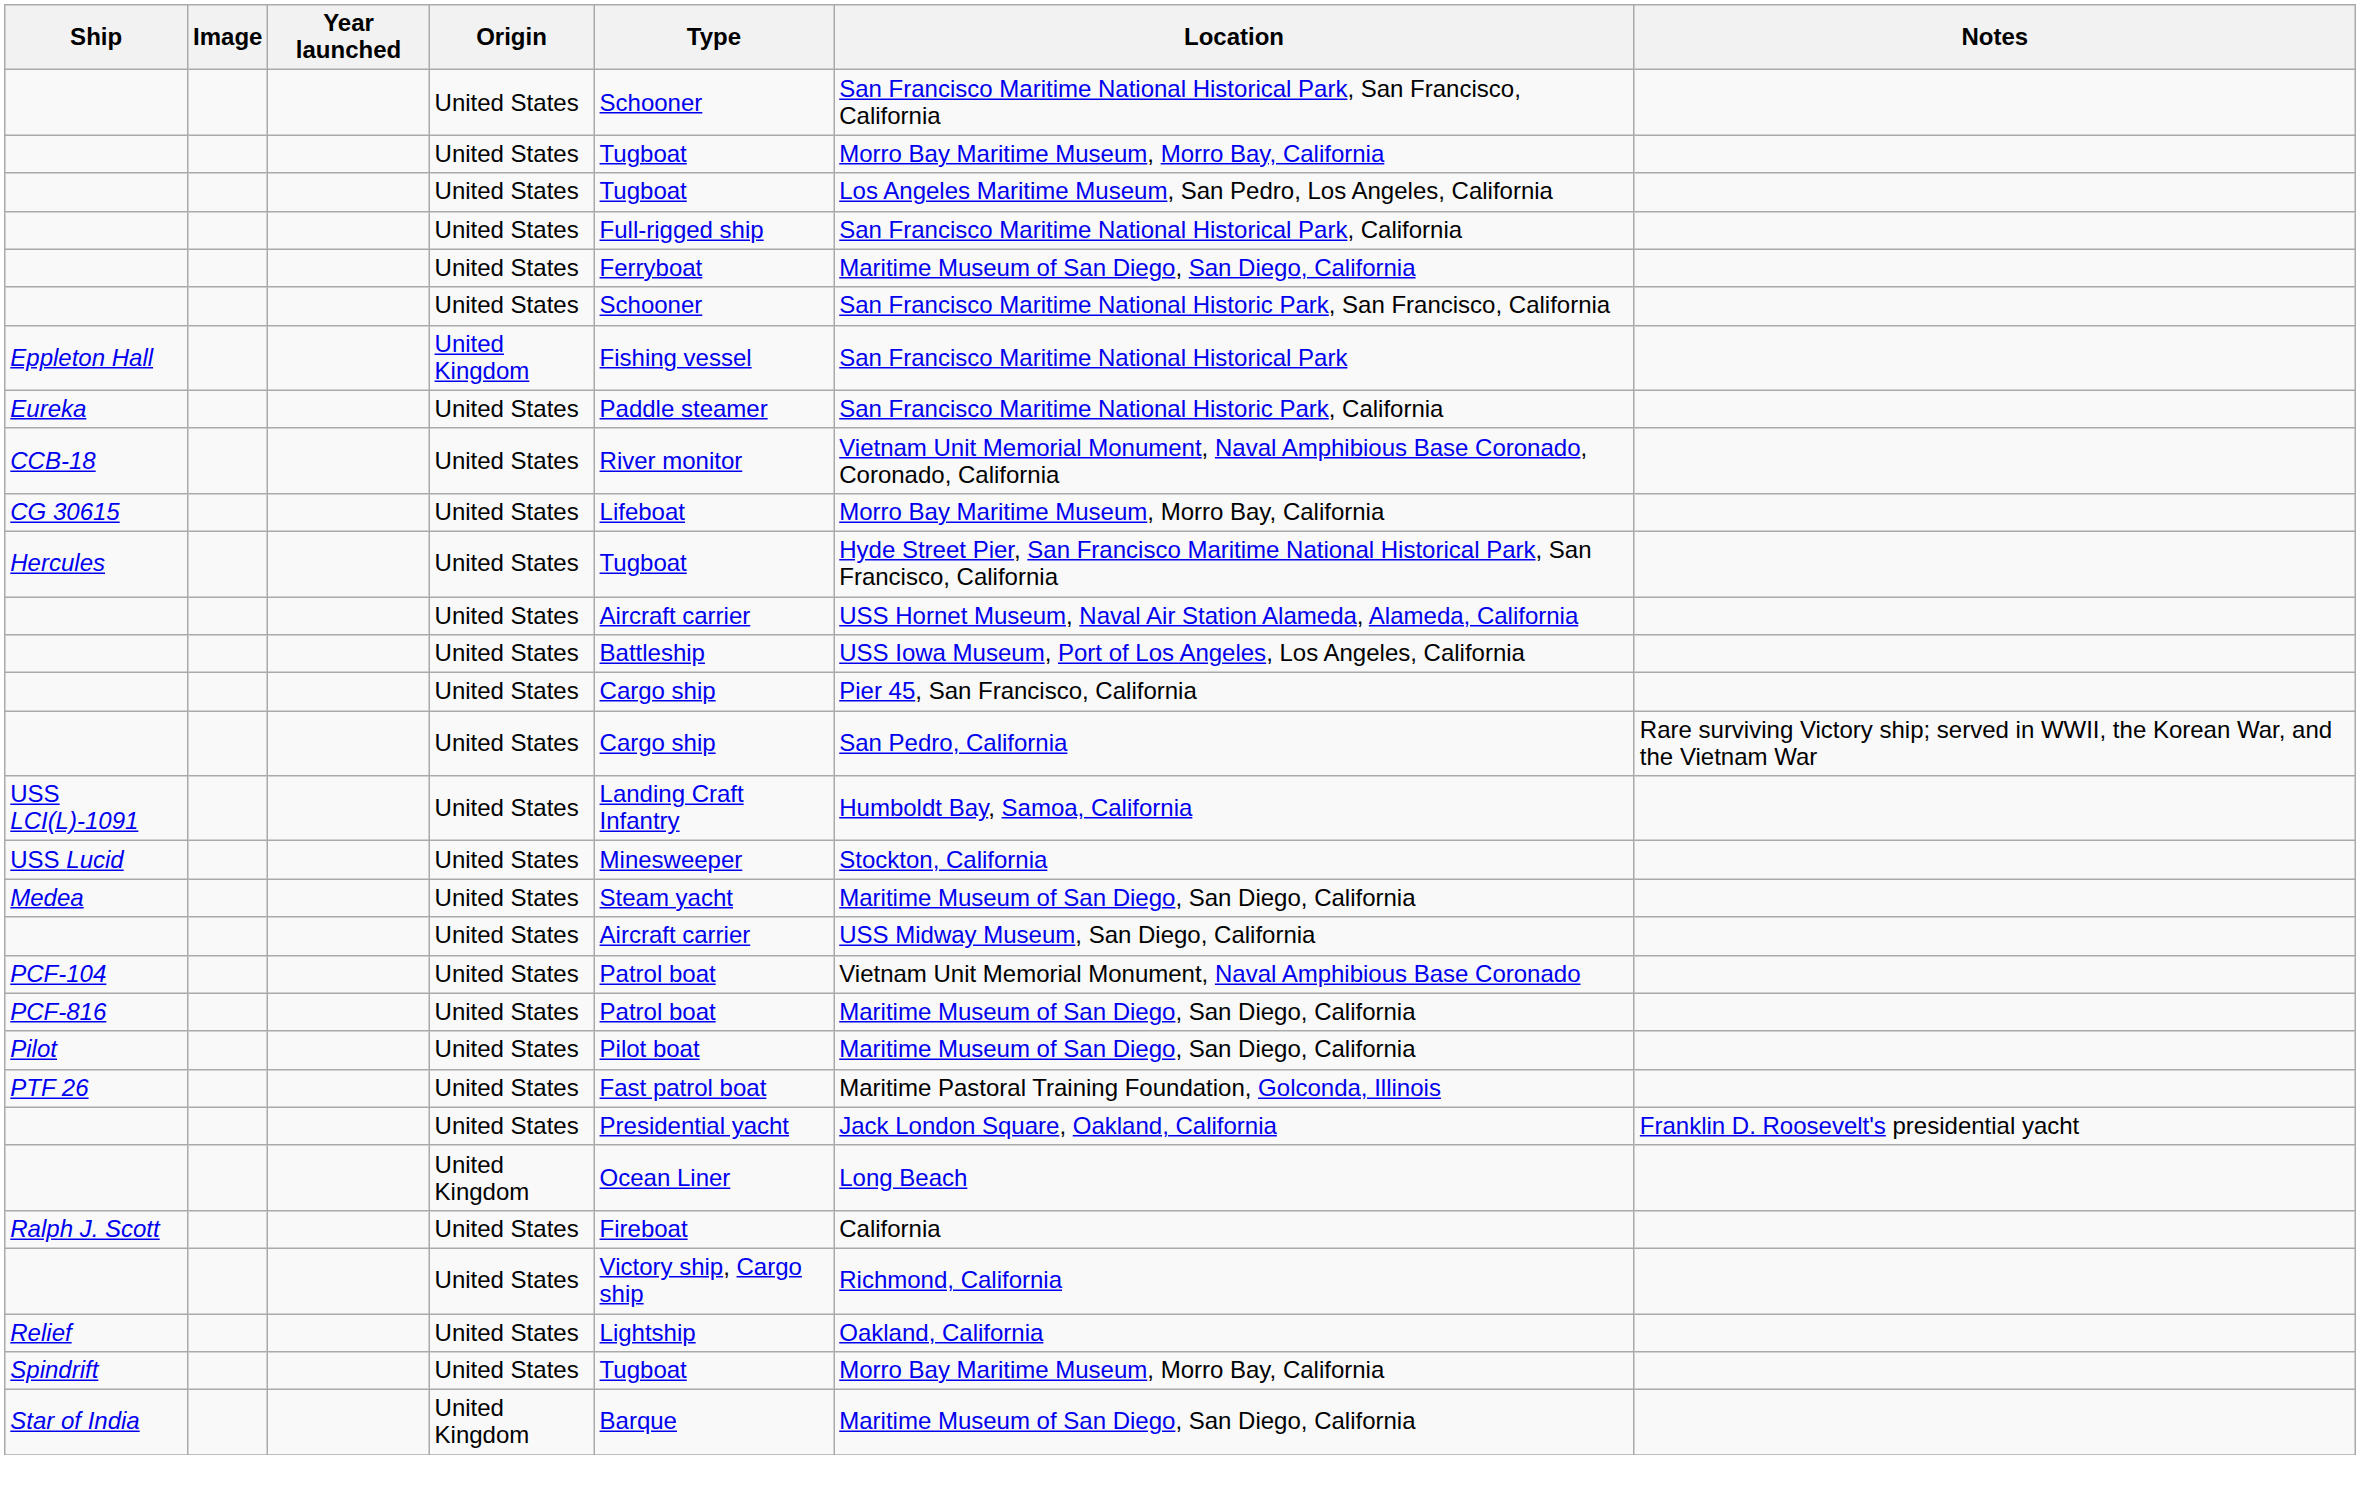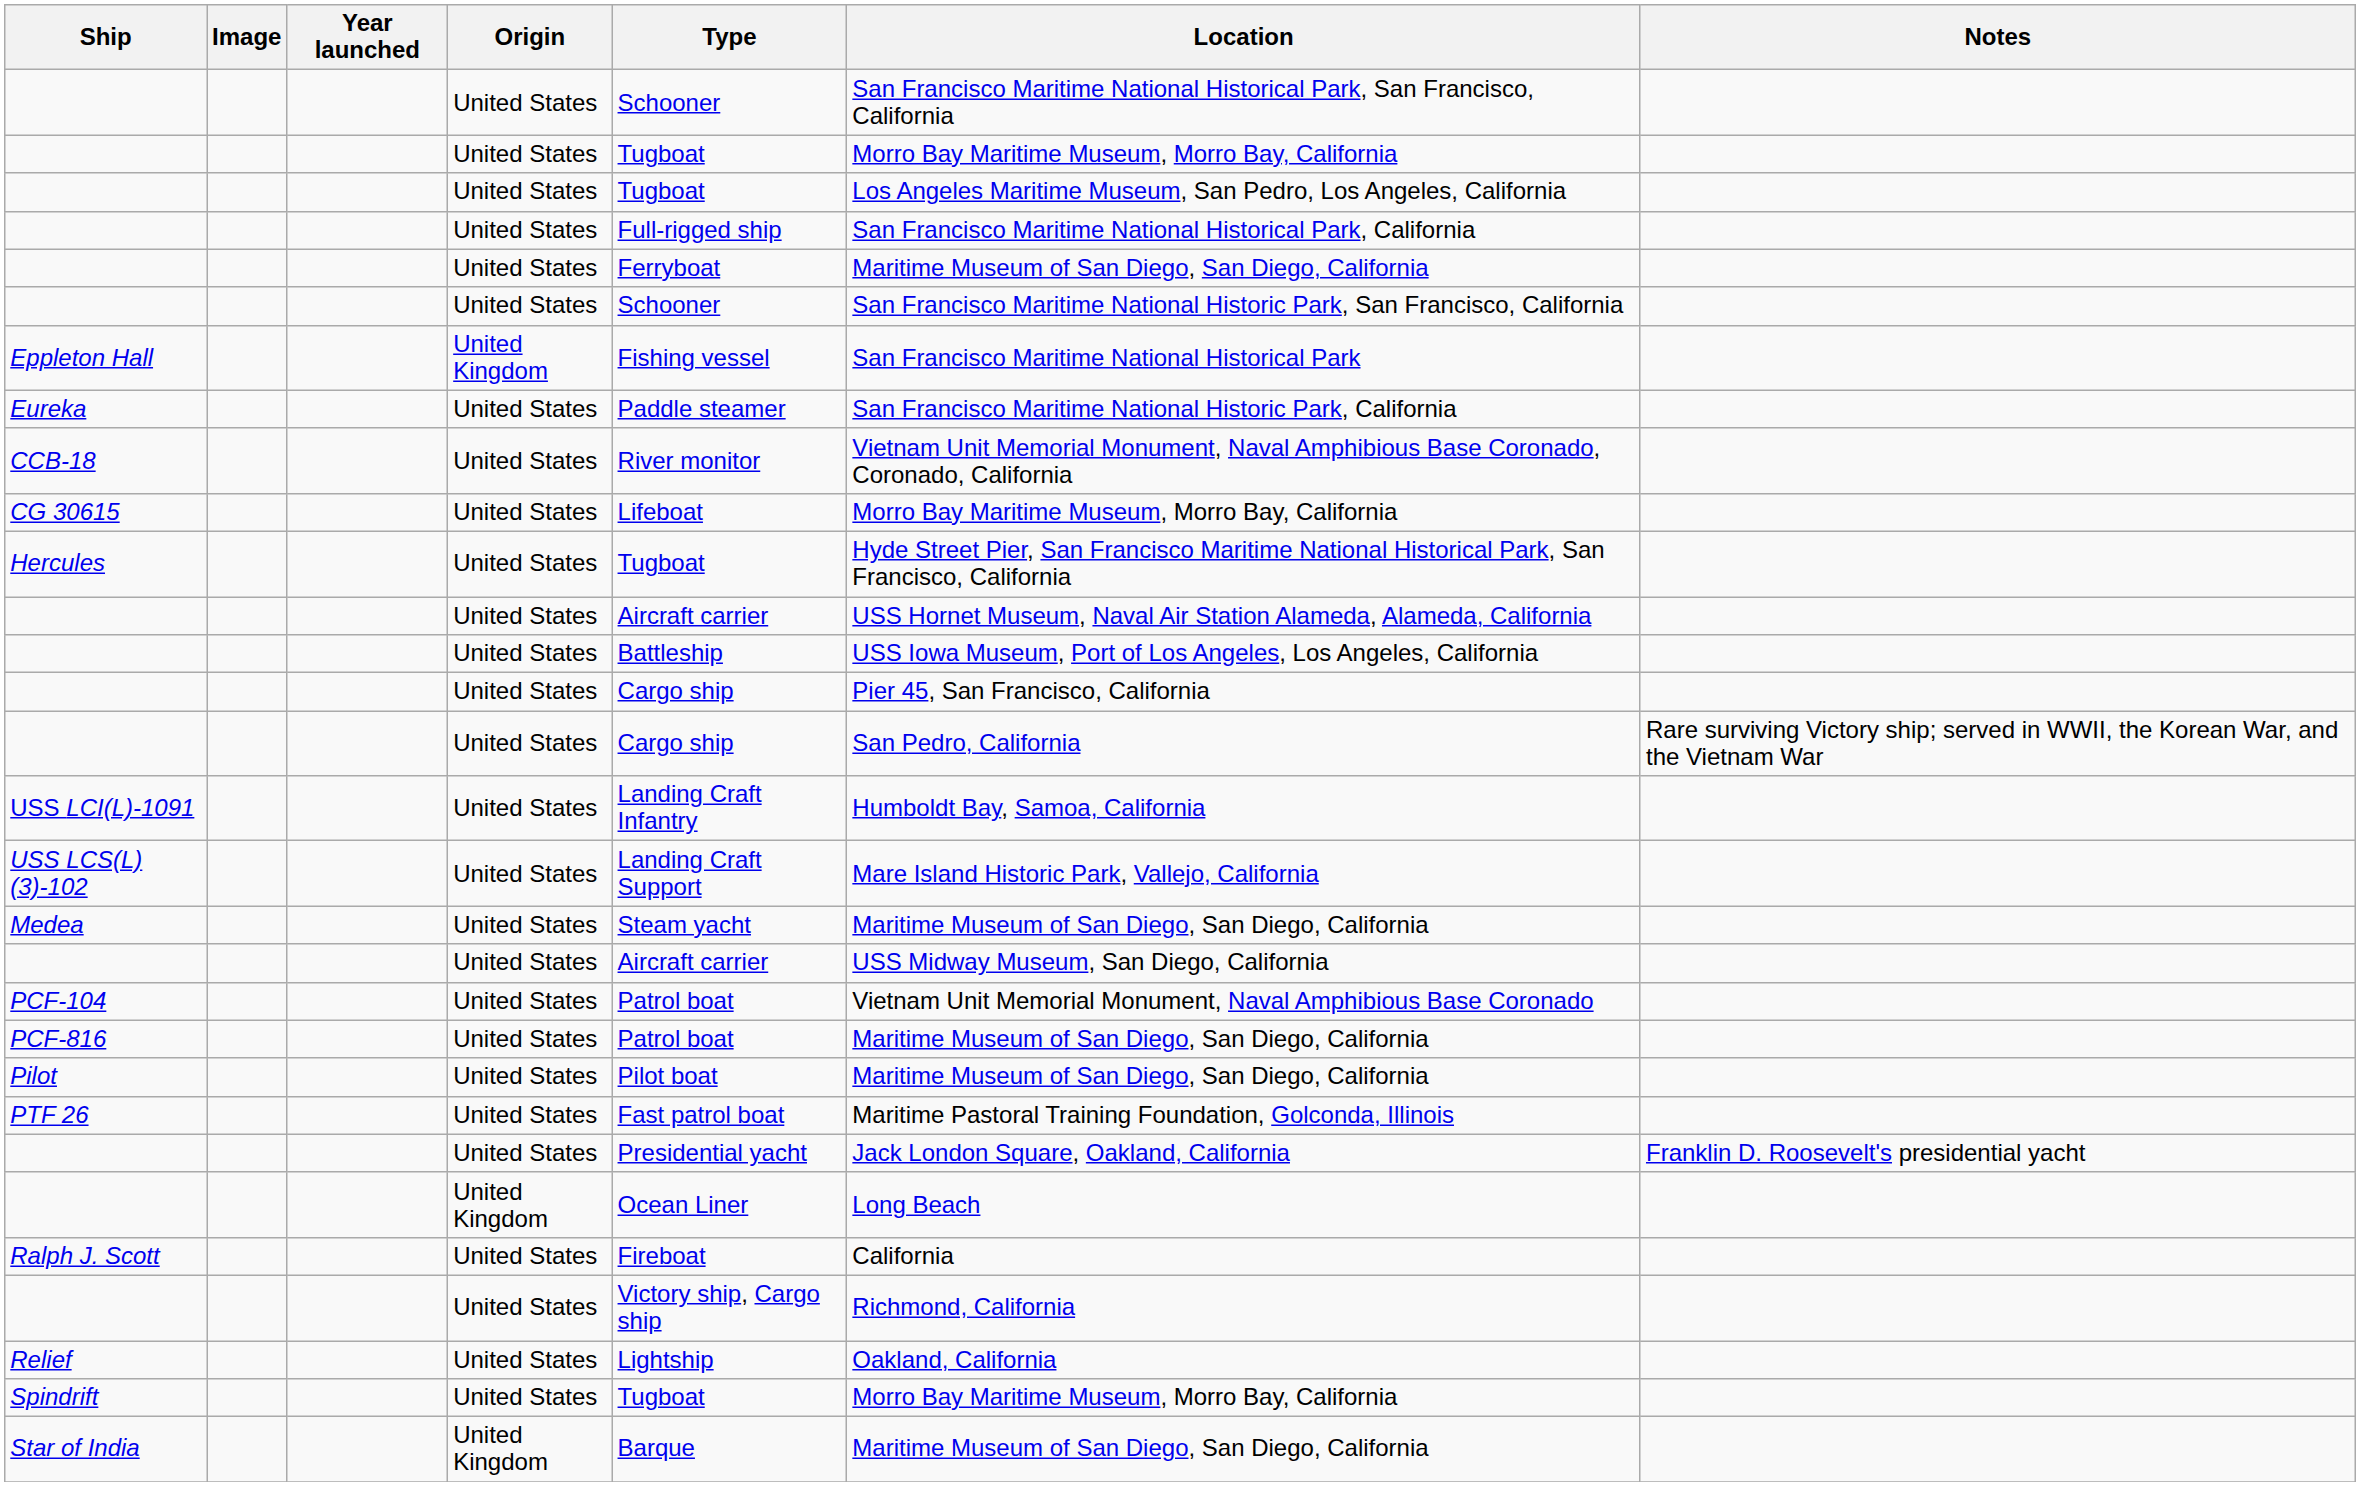+ row: (76, 873)
- row: (67, 859)
